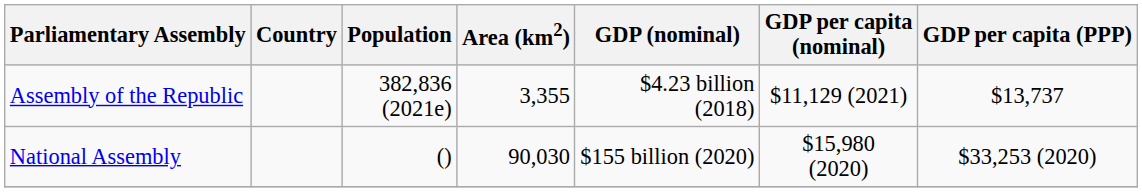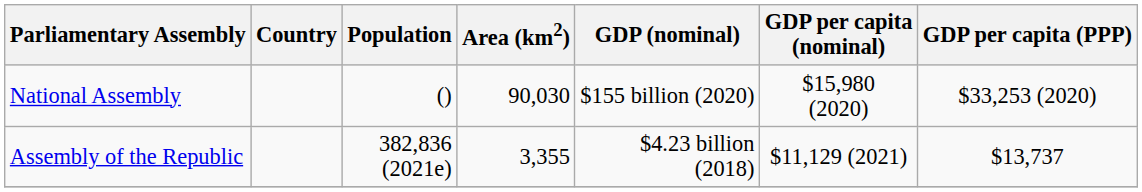rows swapped: (95, 156) <-> (127, 95)
